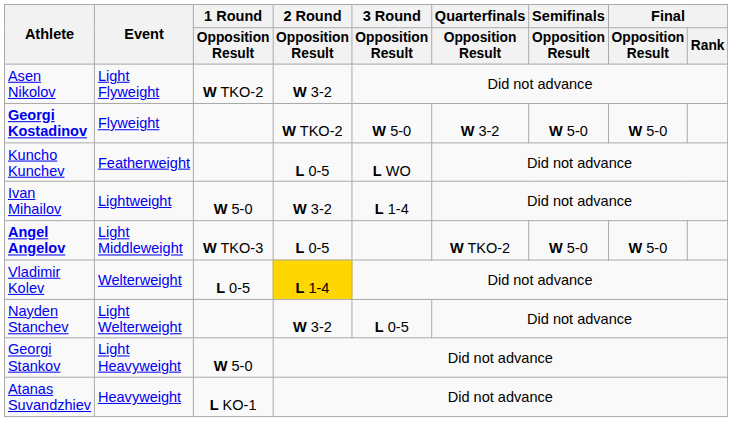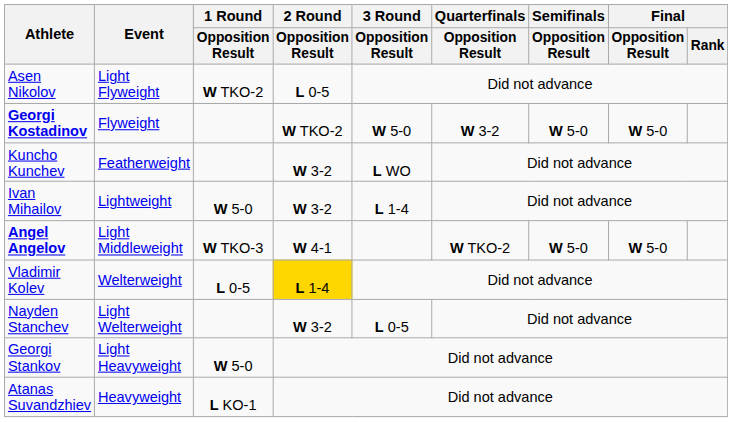(312, 92) W 3-2 -> (312, 92) L 0-5
(312, 171) L 0-5 -> (312, 171) W 3-2
(312, 249) L 0-5 -> (312, 249) W 4-1
